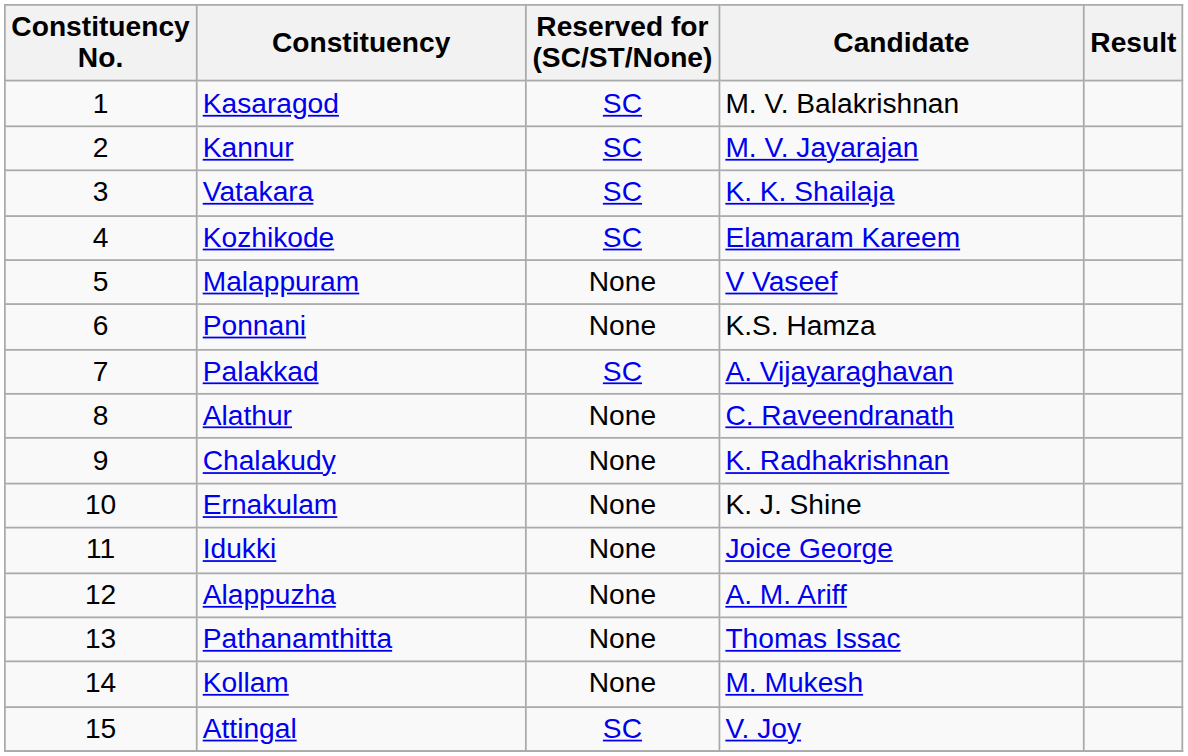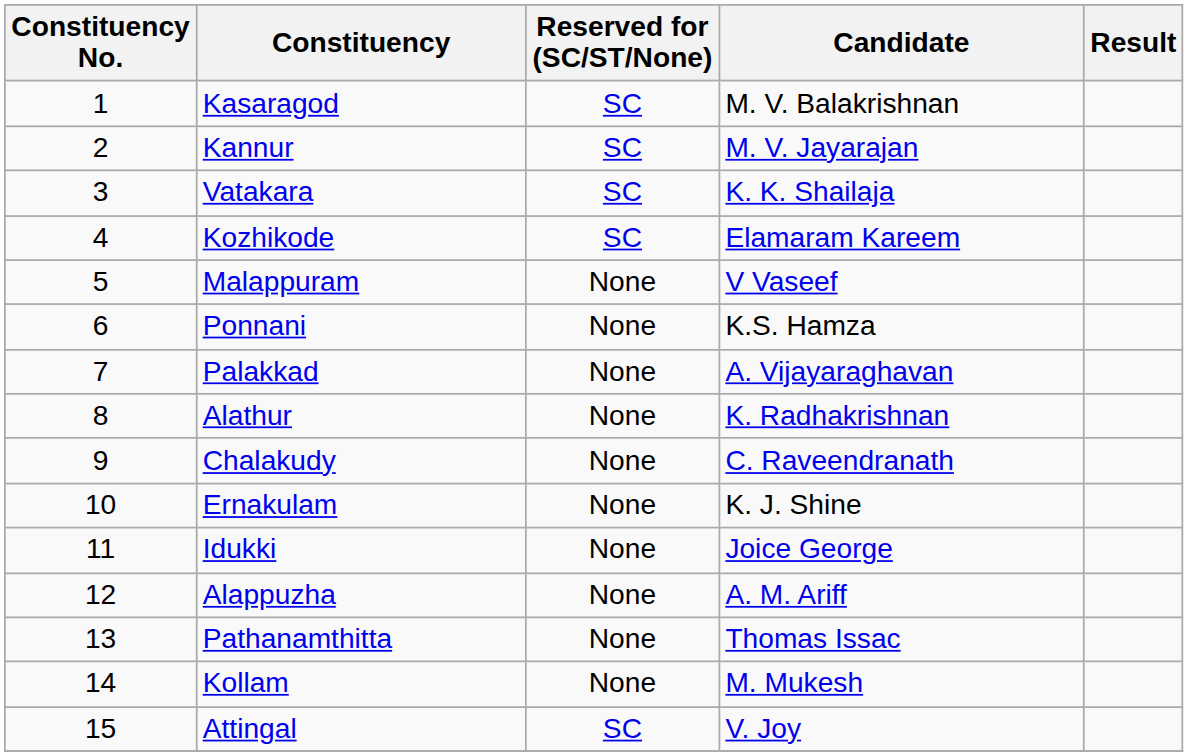(622, 371) SC -> (622, 371) None
(840, 415) C. Raveendranath -> (837, 415) K. Radhakrishnan
(837, 460) K. Radhakrishnan -> (840, 460) C. Raveendranath
